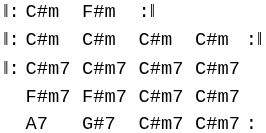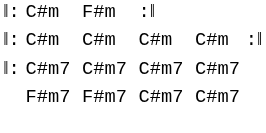- row: (37, 124)
